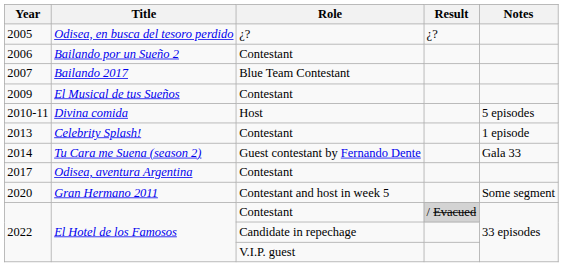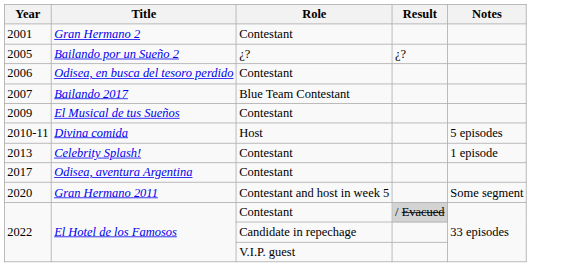+ row: (20, 34)
(144, 34) Odisea, en busca del tesoro perdido -> (117, 53) Bailando por un Sueño 2
(117, 53) Bailando por un Sueño 2 -> (144, 73) Odisea, en busca del tesoro perdido
- row: (20, 152)
